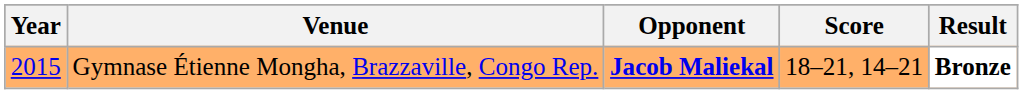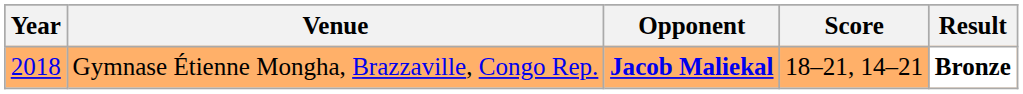(36, 66) 2015 -> (36, 66) 2018
